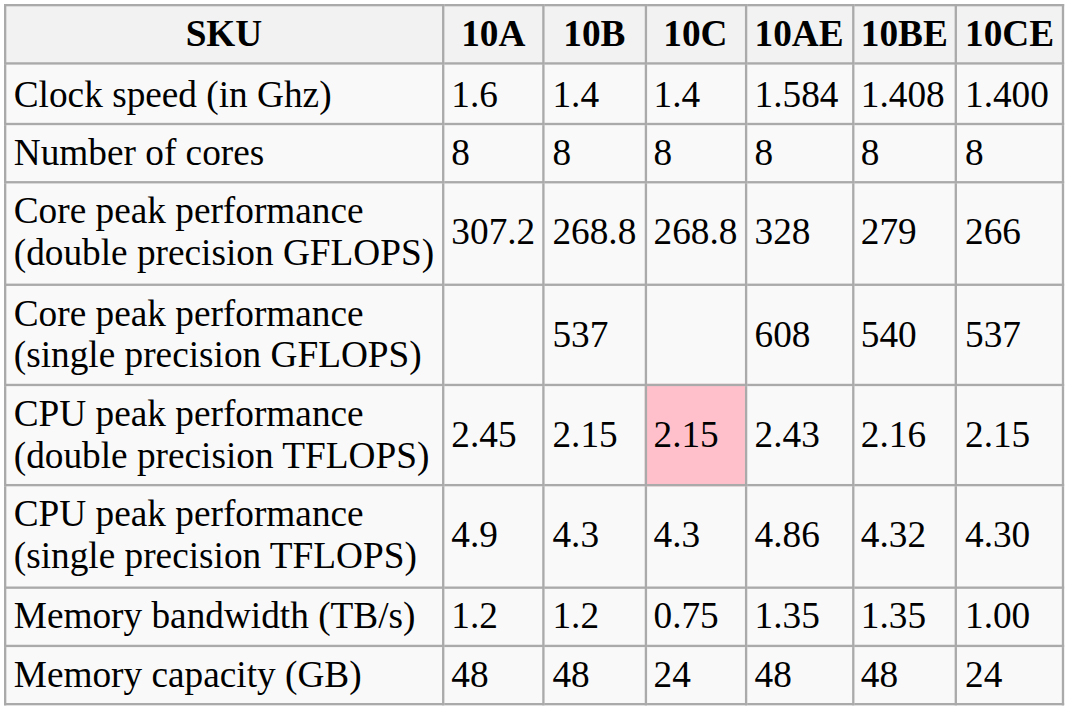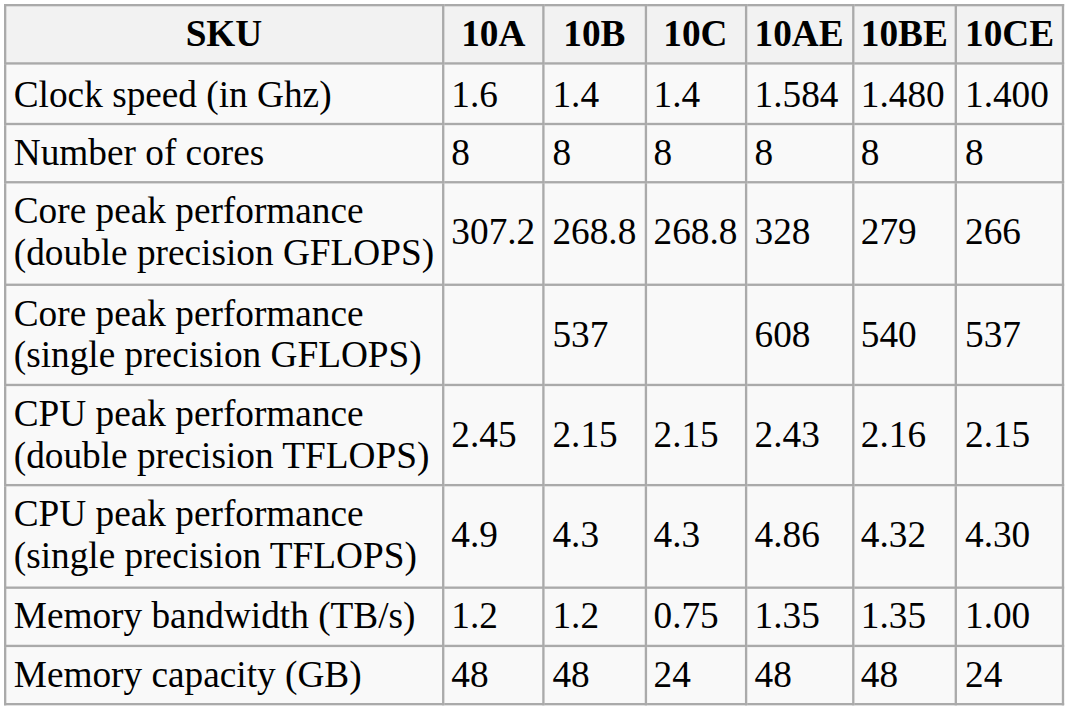(903, 93) 1.408 -> (903, 93) 1.480
(686, 434) pink background -> (686, 434) no background
